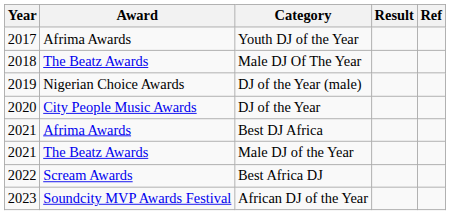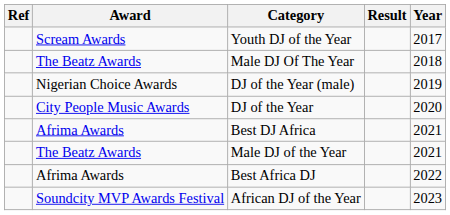columns swapped: (22, 15) <-> (431, 15)
(87, 38) Afrima Awards -> (81, 38) Scream Awards
(88, 175) Scream Awards -> (80, 175) Afrima Awards
